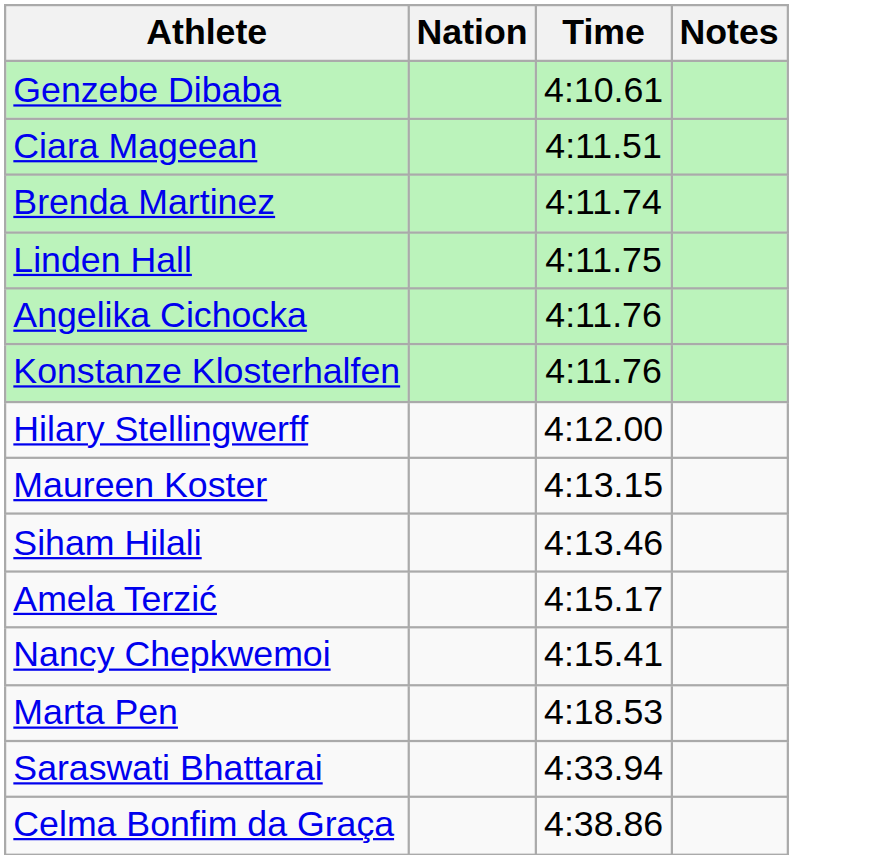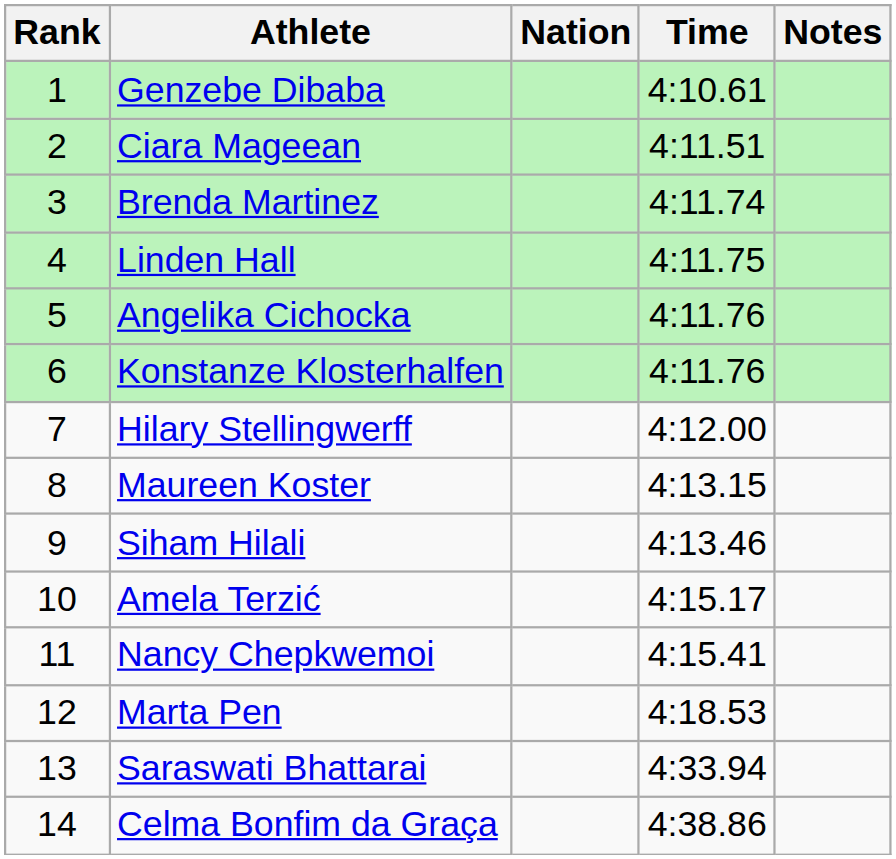+ column: (57, 32)
